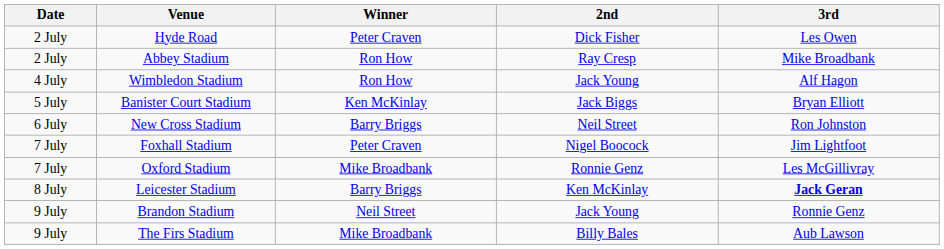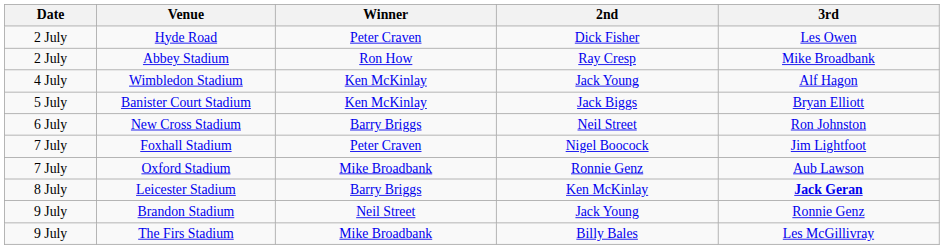(386, 80) Ron How -> (386, 80) Ken McKinlay
(828, 168) Les McGillivray -> (828, 168) Aub Lawson
(828, 233) Aub Lawson -> (828, 233) Les McGillivray
